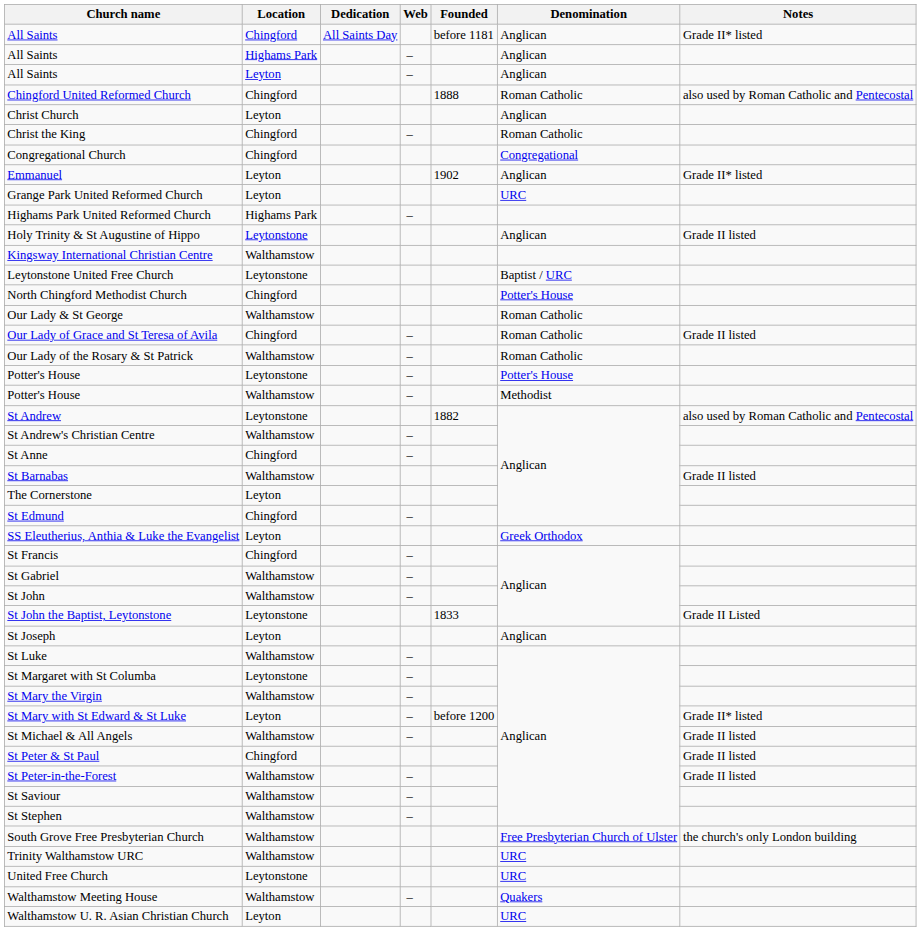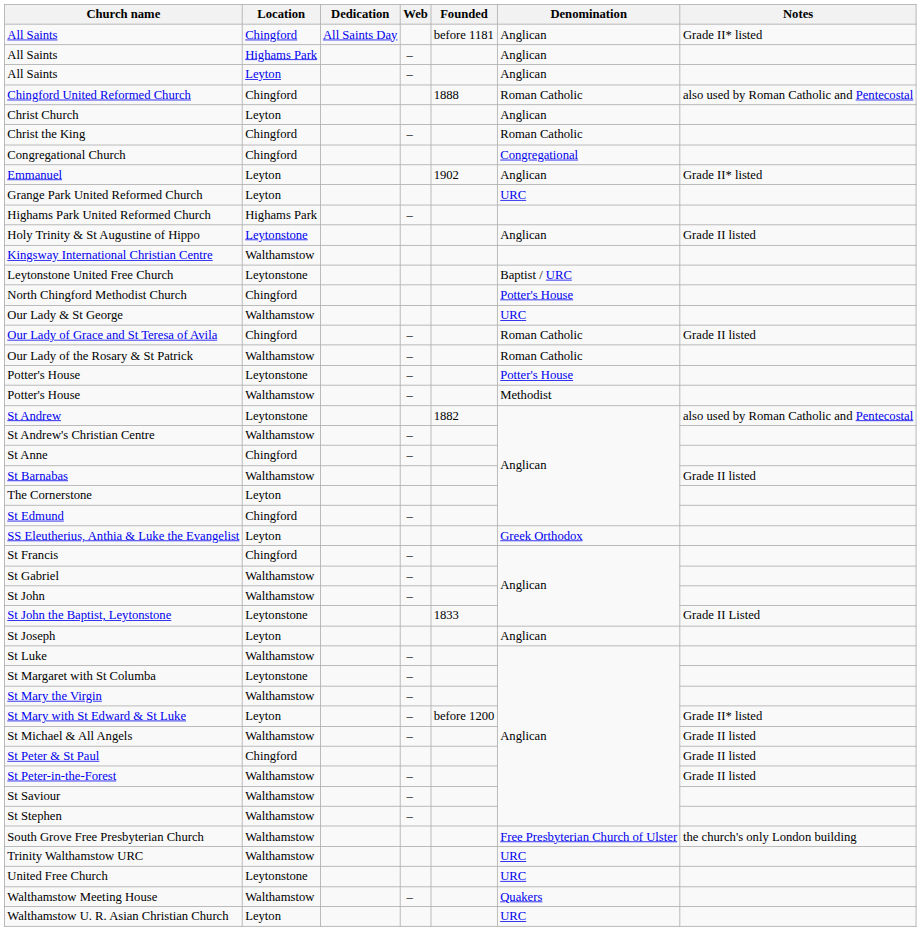(541, 315) Roman Catholic -> (513, 315) URC
